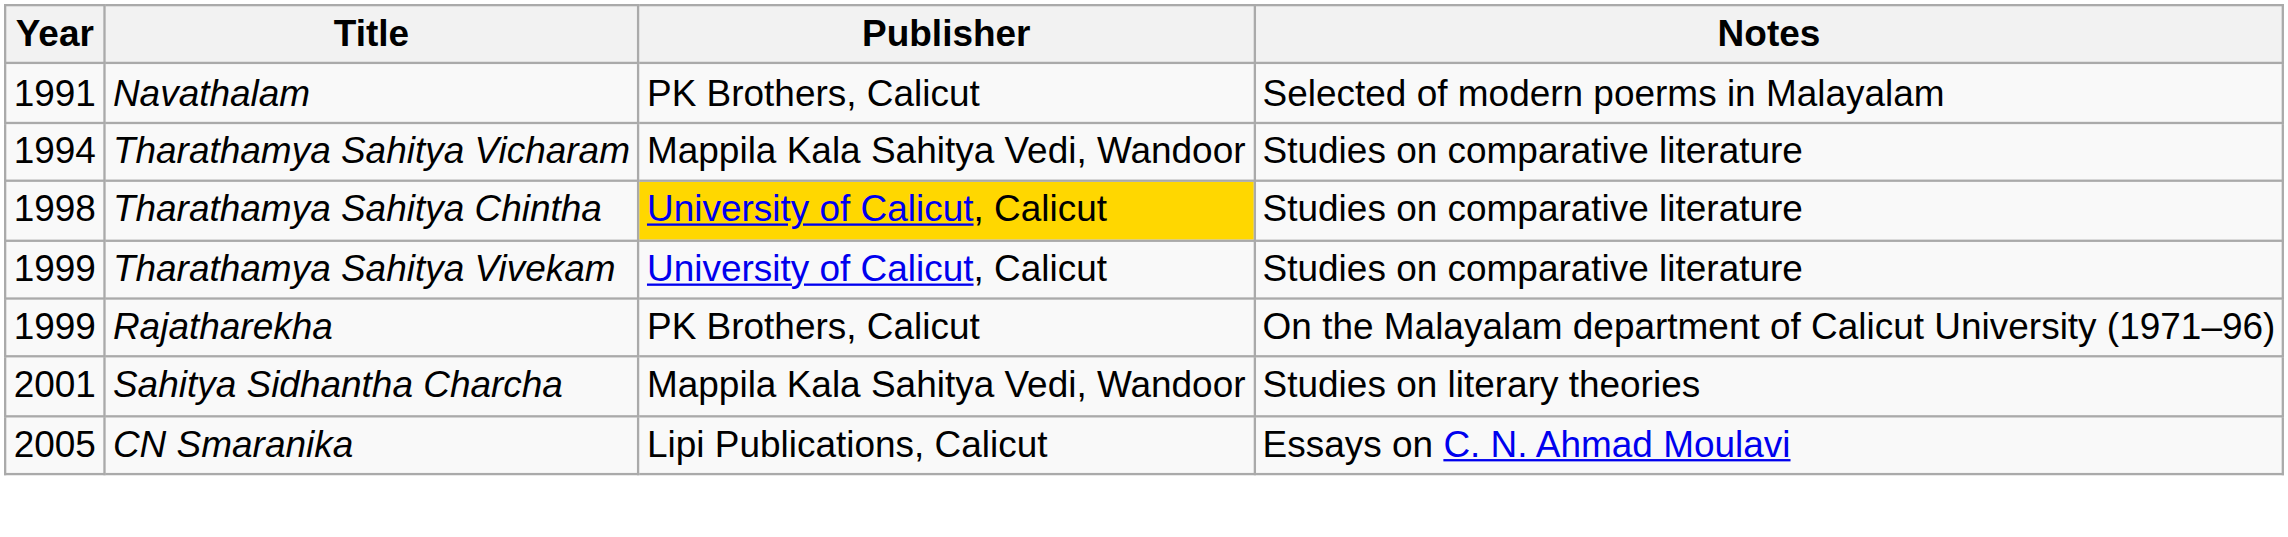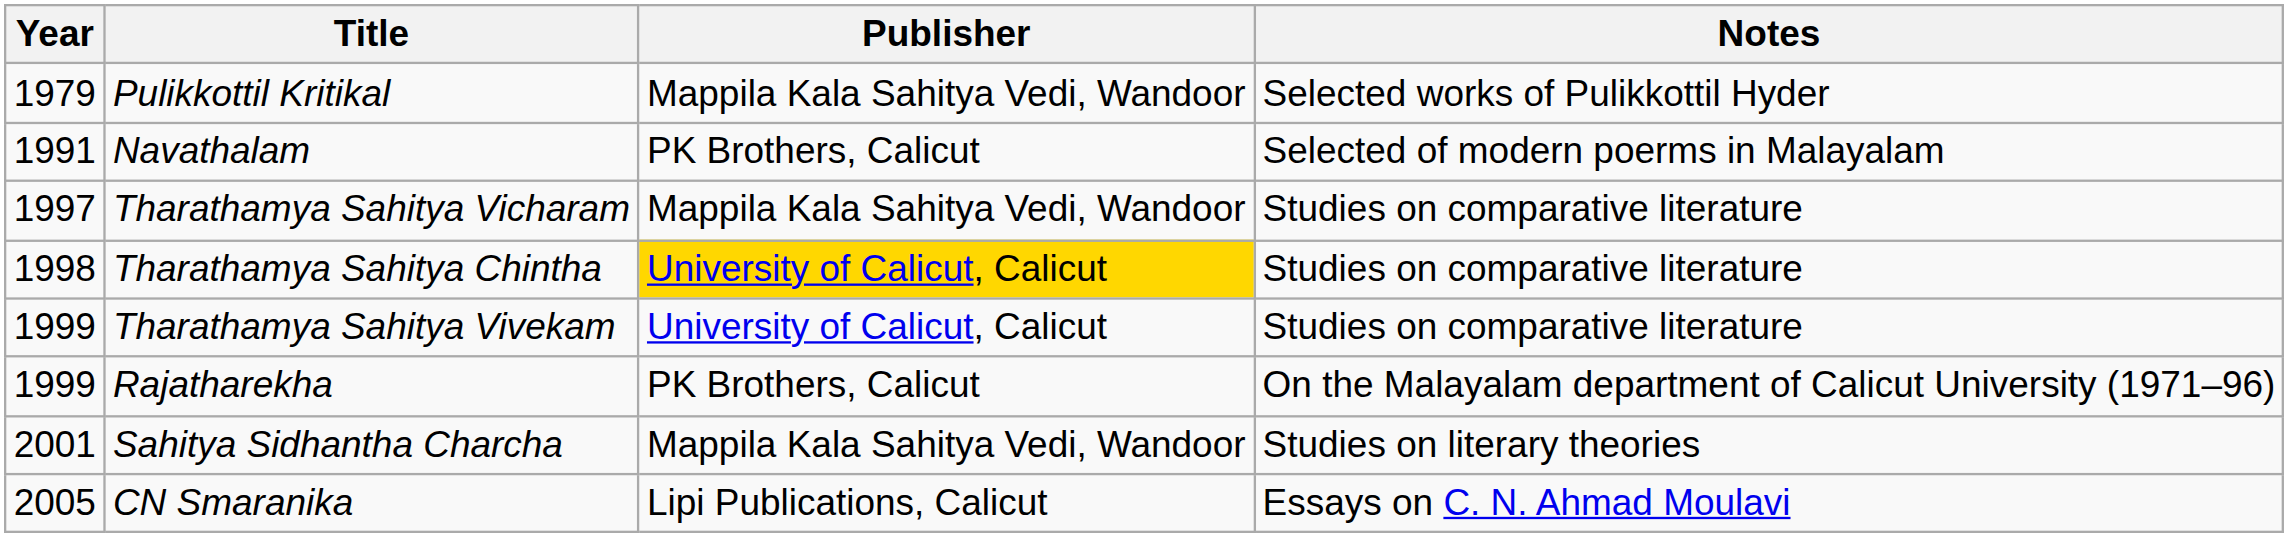+ row: (252, 92)
(55, 151) 1994 -> (55, 209) 1997
